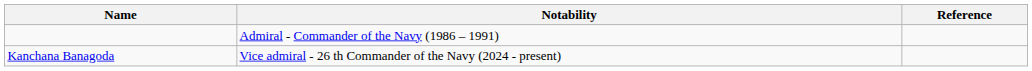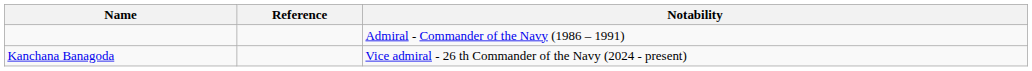columns swapped: (569, 14) <-> (965, 14)
